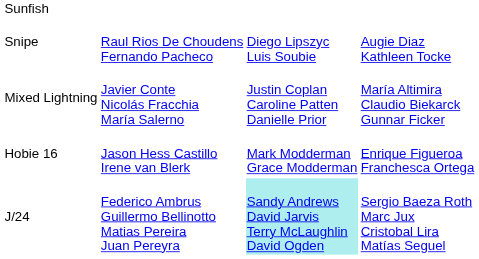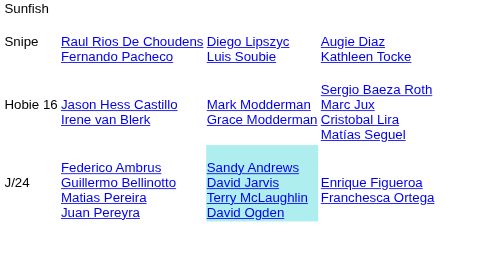- row: (51, 97)
(417, 160) Enrique Figueroa Franchesca Ortega -> (377, 112) Sergio Baeza Roth Marc Jux Cristobal Lira Matías Seguel
(416, 224) Sergio Baeza Roth Marc Jux Cristobal Lira Matías Seguel -> (378, 190) Enrique Figueroa Franchesca Ortega
